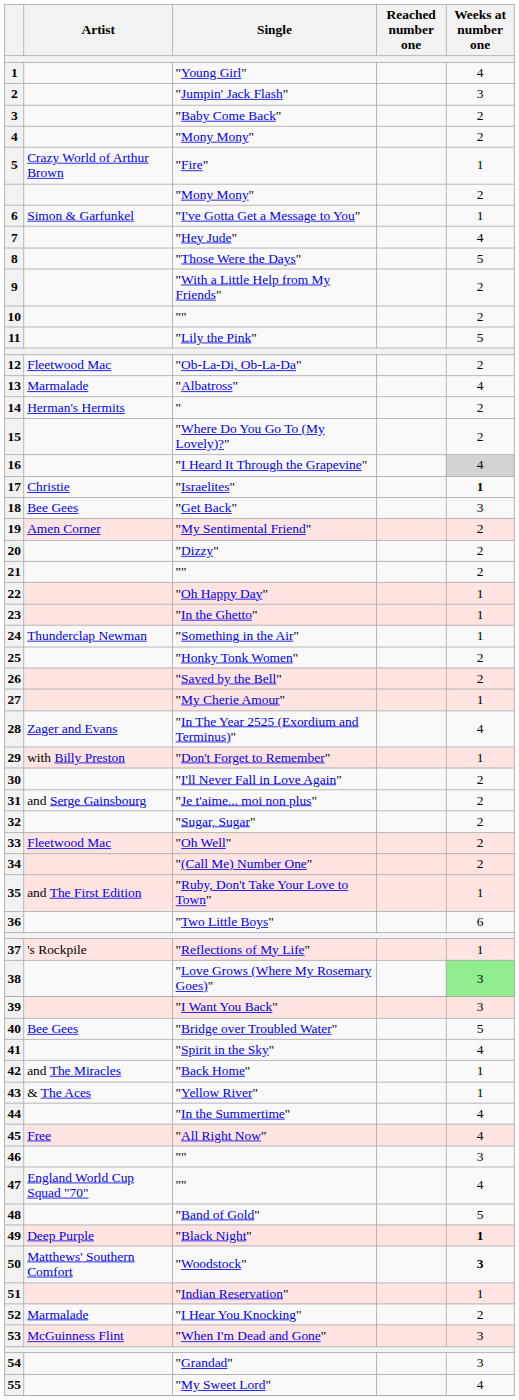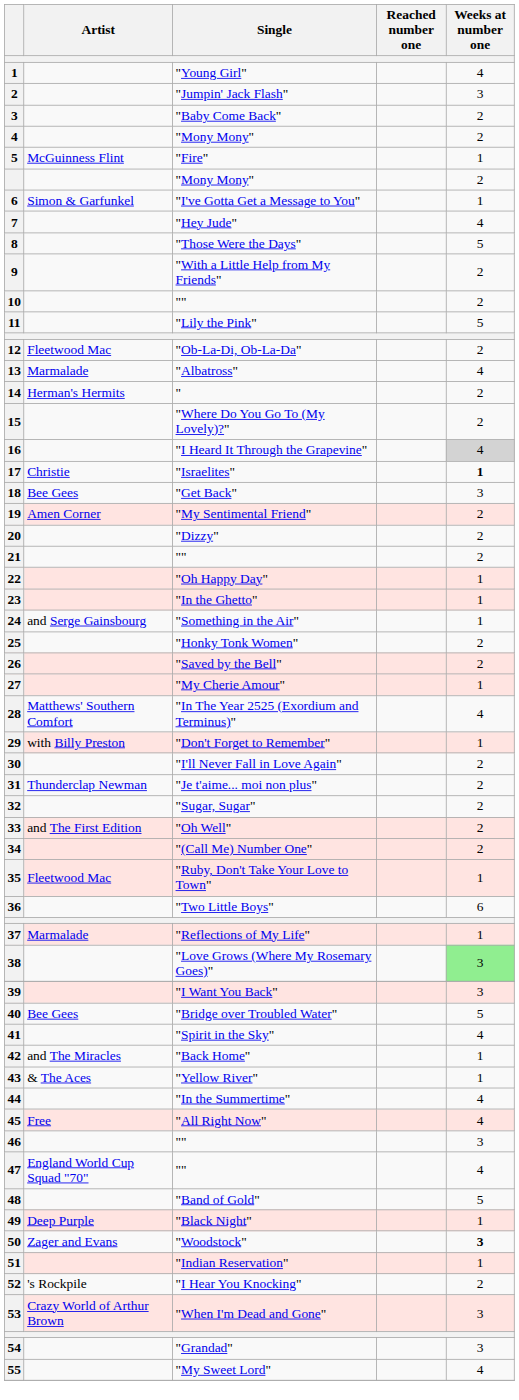(88, 165) Crazy World of Arthur Brown -> (76, 158) McGuinness Flint
(87, 636) Thunderclap Newman -> (87, 620) and Serge Gainsbourg
(72, 728) Zager and Evans -> (81, 713) Matthews' Southern Comfort
(87, 800) and Serge Gainsbourg -> (87, 785) Thunderclap Newman
(69, 842) Fleetwood Mac -> (84, 827) and The First Edition
(84, 893) and The First Edition -> (69, 878) Fleetwood Mac
(57, 949) 's Rockpile -> (58, 934) Marmalade
(480, 1235) bold -> (480, 1220) normal
(81, 1264) Matthews' Southern Comfort -> (72, 1241) Zager and Evans
(58, 1314) Marmalade -> (57, 1284) 's Rockpile
(76, 1335) McGuinness Flint -> (88, 1313) Crazy World of Arthur Brown
